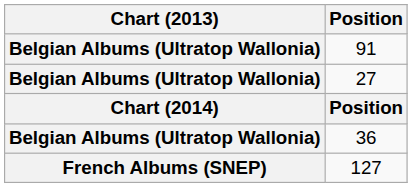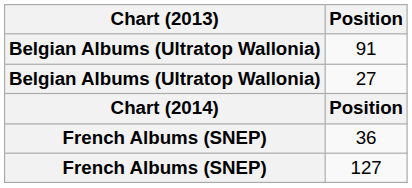(165, 138) Belgian Albums (Ultratop Wallonia) -> (165, 138) French Albums (SNEP)
